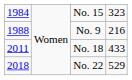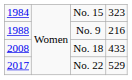(18, 48) 2011 -> (18, 48) 2008
(18, 65) 2018 -> (18, 65) 2017
